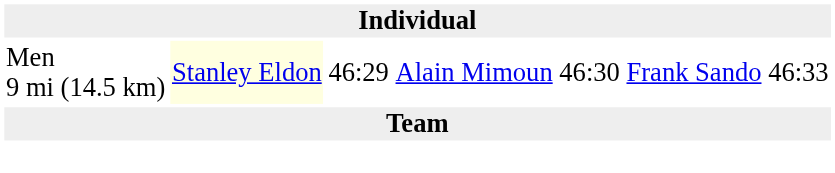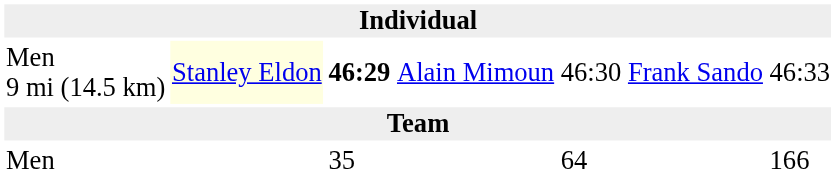(359, 72) normal -> (359, 72) bold
+ row: (30, 160)
